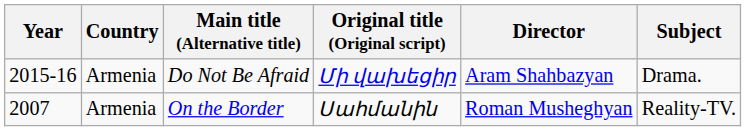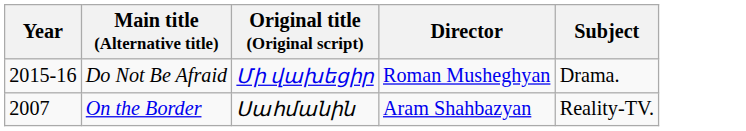- column: (122, 31)
(539, 75) Aram Shahbazyan -> (467, 75) Roman Musheghyan
(549, 109) Roman Musheghyan -> (457, 109) Aram Shahbazyan
